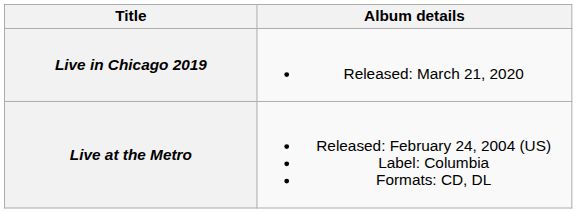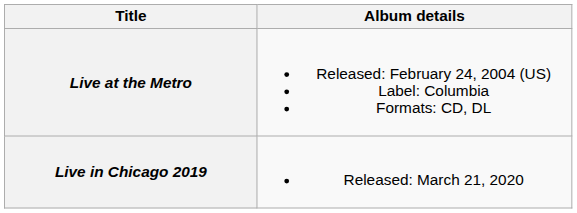rows swapped: (131, 154) <-> (131, 65)
